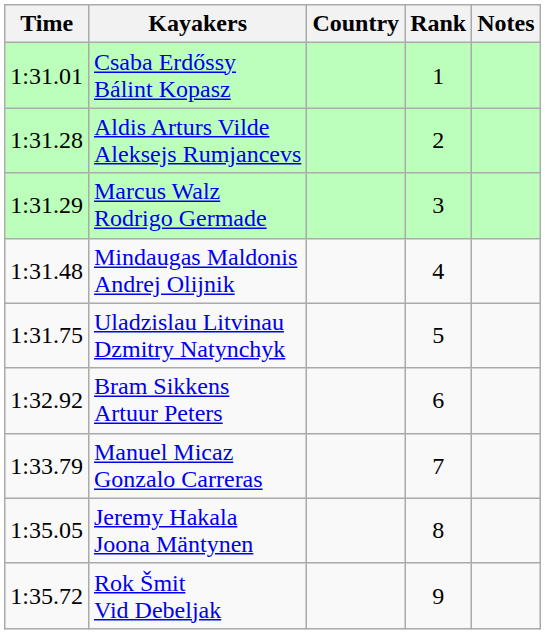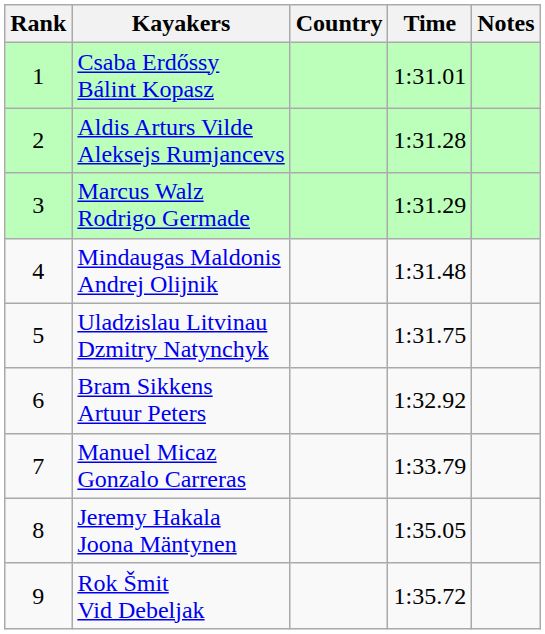columns swapped: (438, 23) <-> (47, 23)
